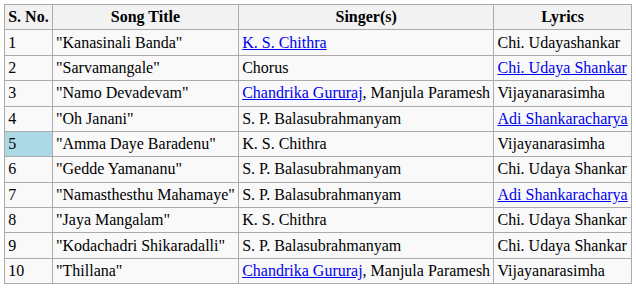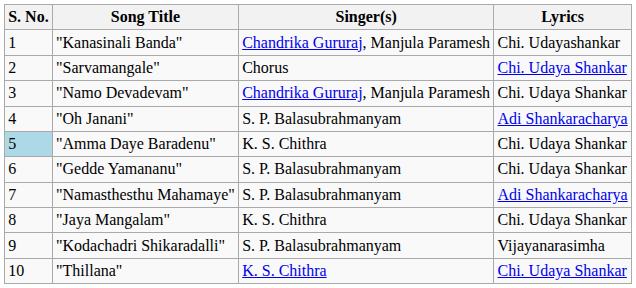(284, 42) K. S. Chithra -> (366, 42) Chandrika Gururaj, Manjula Paramesh
(551, 93) Vijayanarasimha -> (562, 93) Chi. Udaya Shankar
(551, 144) Vijayanarasimha -> (562, 144) Chi. Udaya Shankar
(562, 245) Chi. Udaya Shankar -> (551, 245) Vijayanarasimha
(366, 270) Chandrika Gururaj, Manjula Paramesh -> (284, 270) K. S. Chithra
(551, 270) Vijayanarasimha -> (562, 270) Chi. Udaya Shankar
